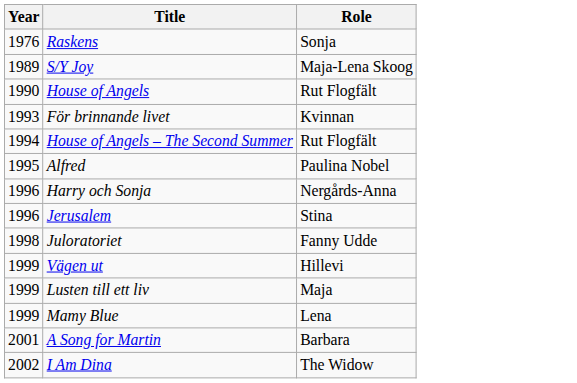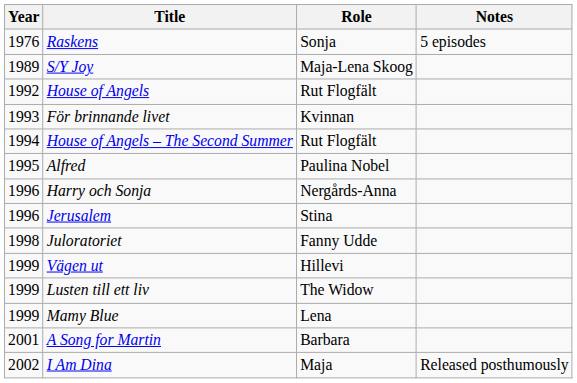+ column: (494, 16)
(24, 91) 1990 -> (24, 91) 1992
(316, 290) Maja -> (337, 290) The Widow
(337, 365) The Widow -> (316, 365) Maja
